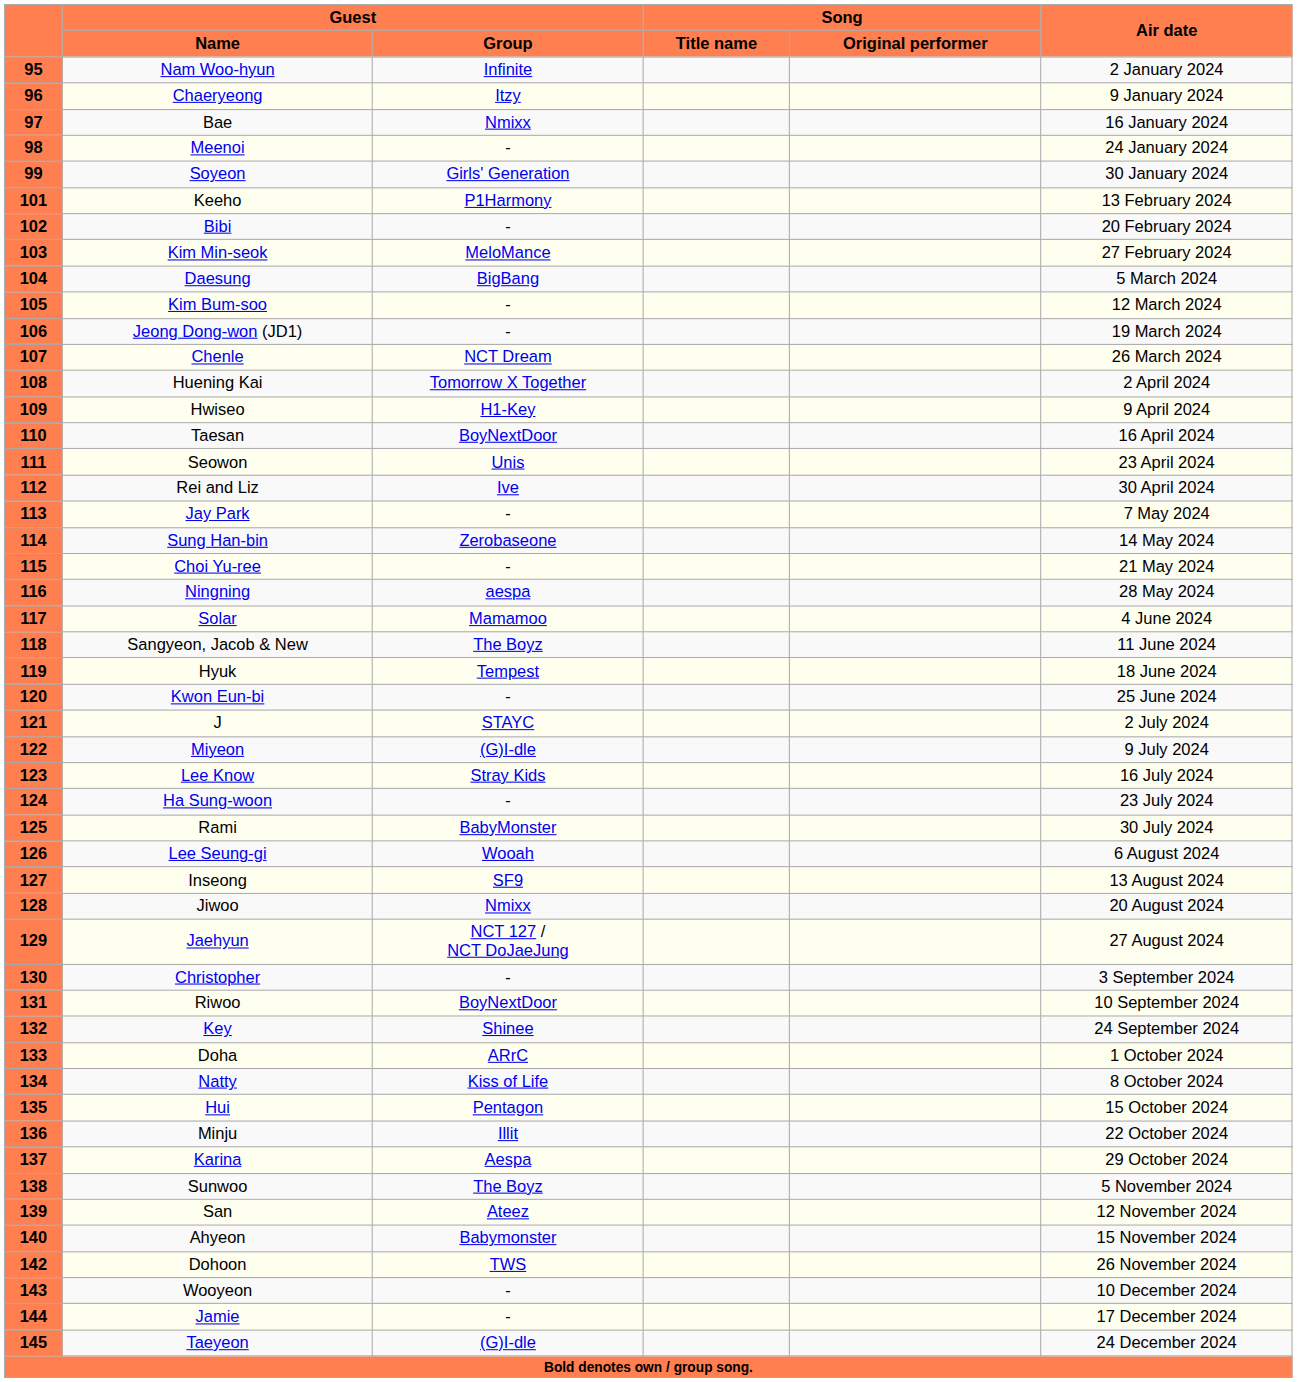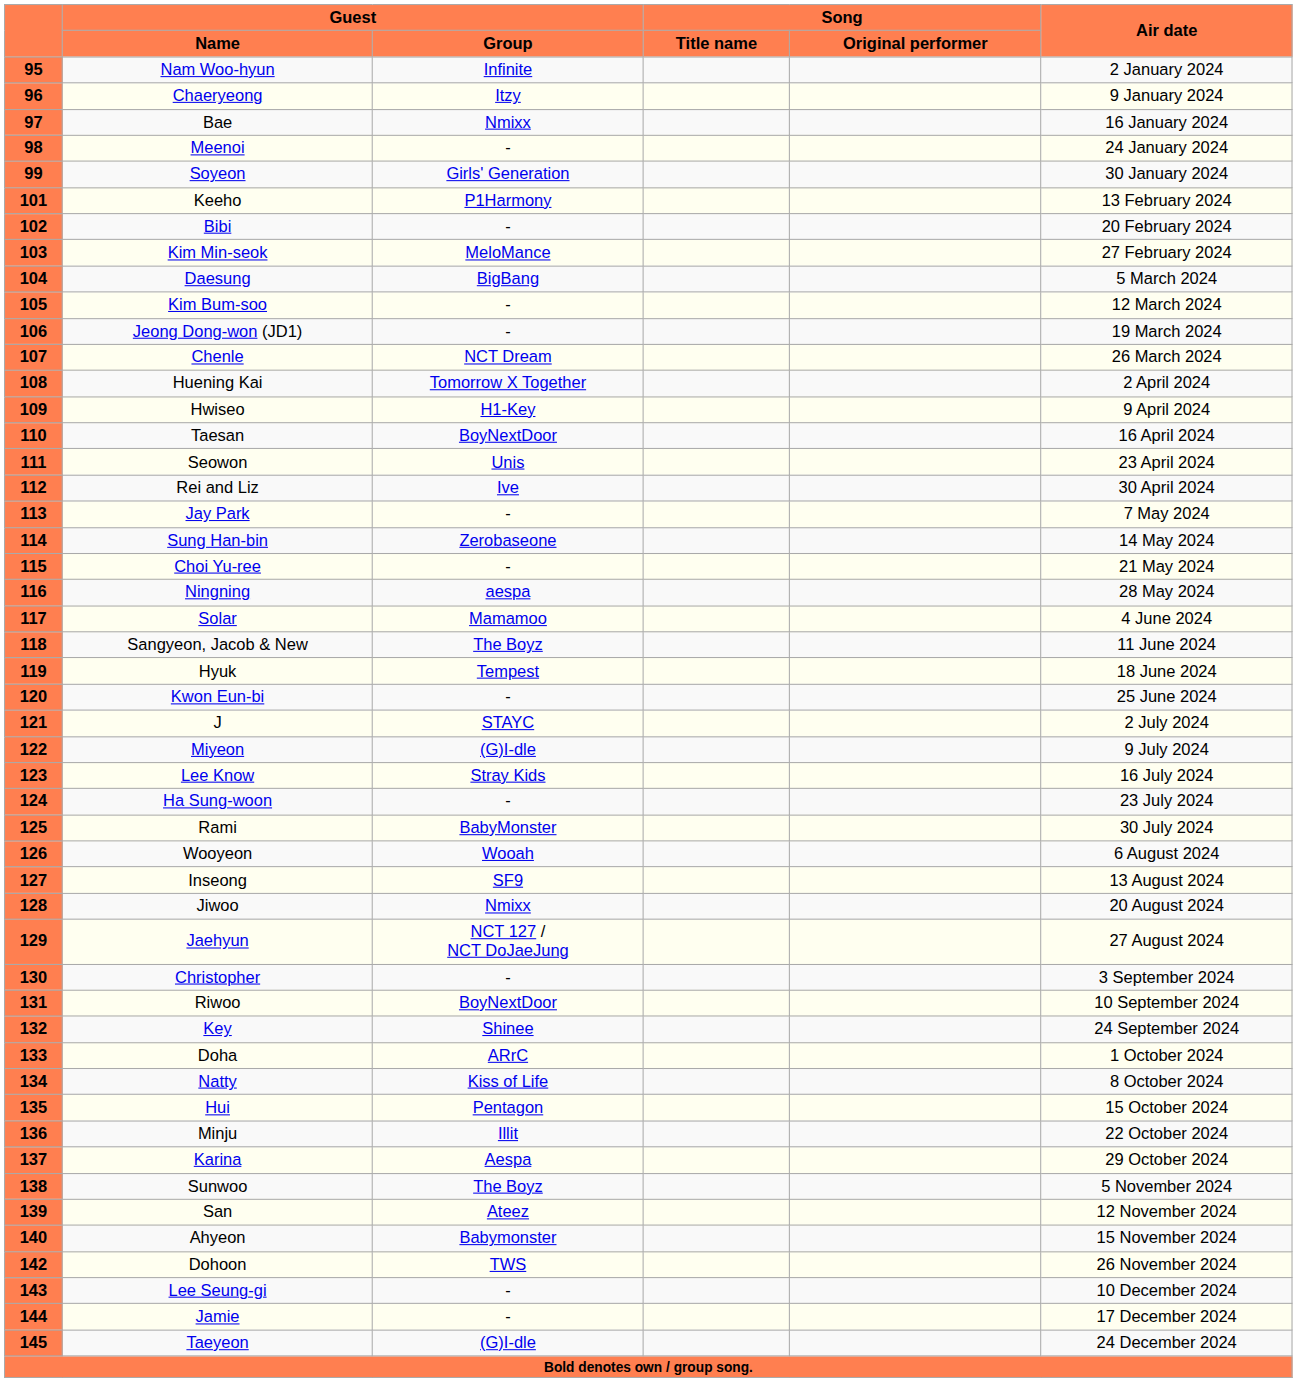(218, 853) Lee Seung-gi -> (218, 853) Wooyeon
(218, 1290) Wooyeon -> (218, 1290) Lee Seung-gi
